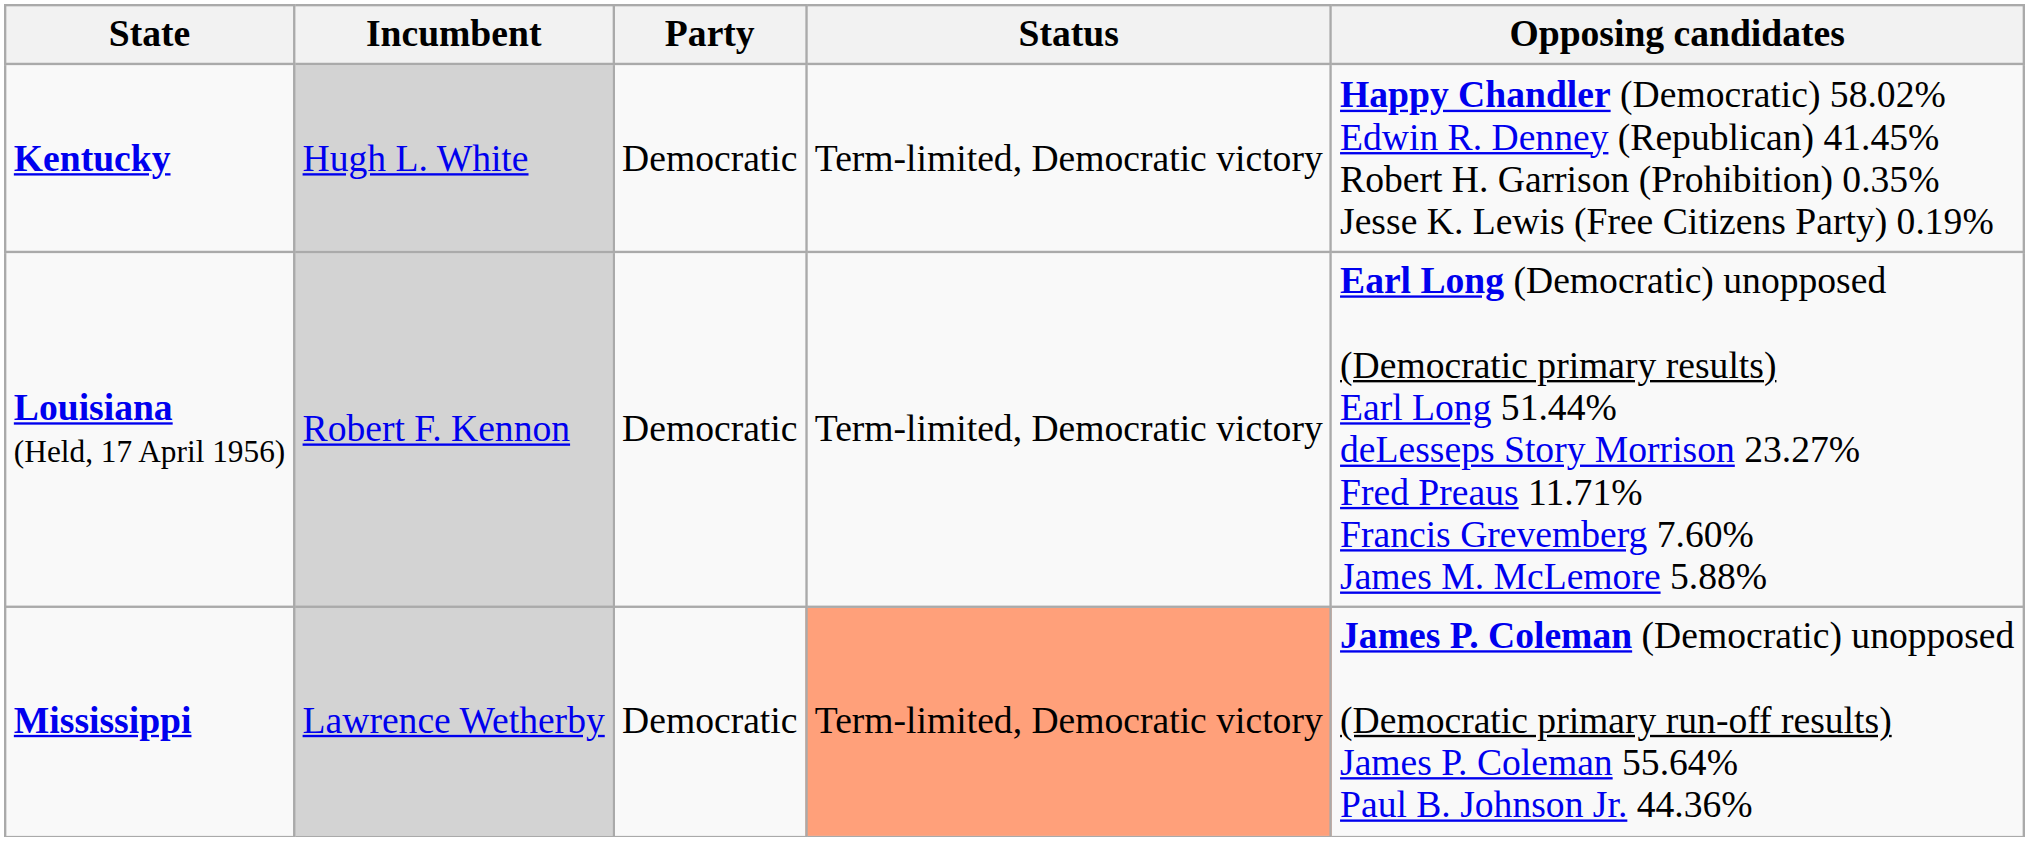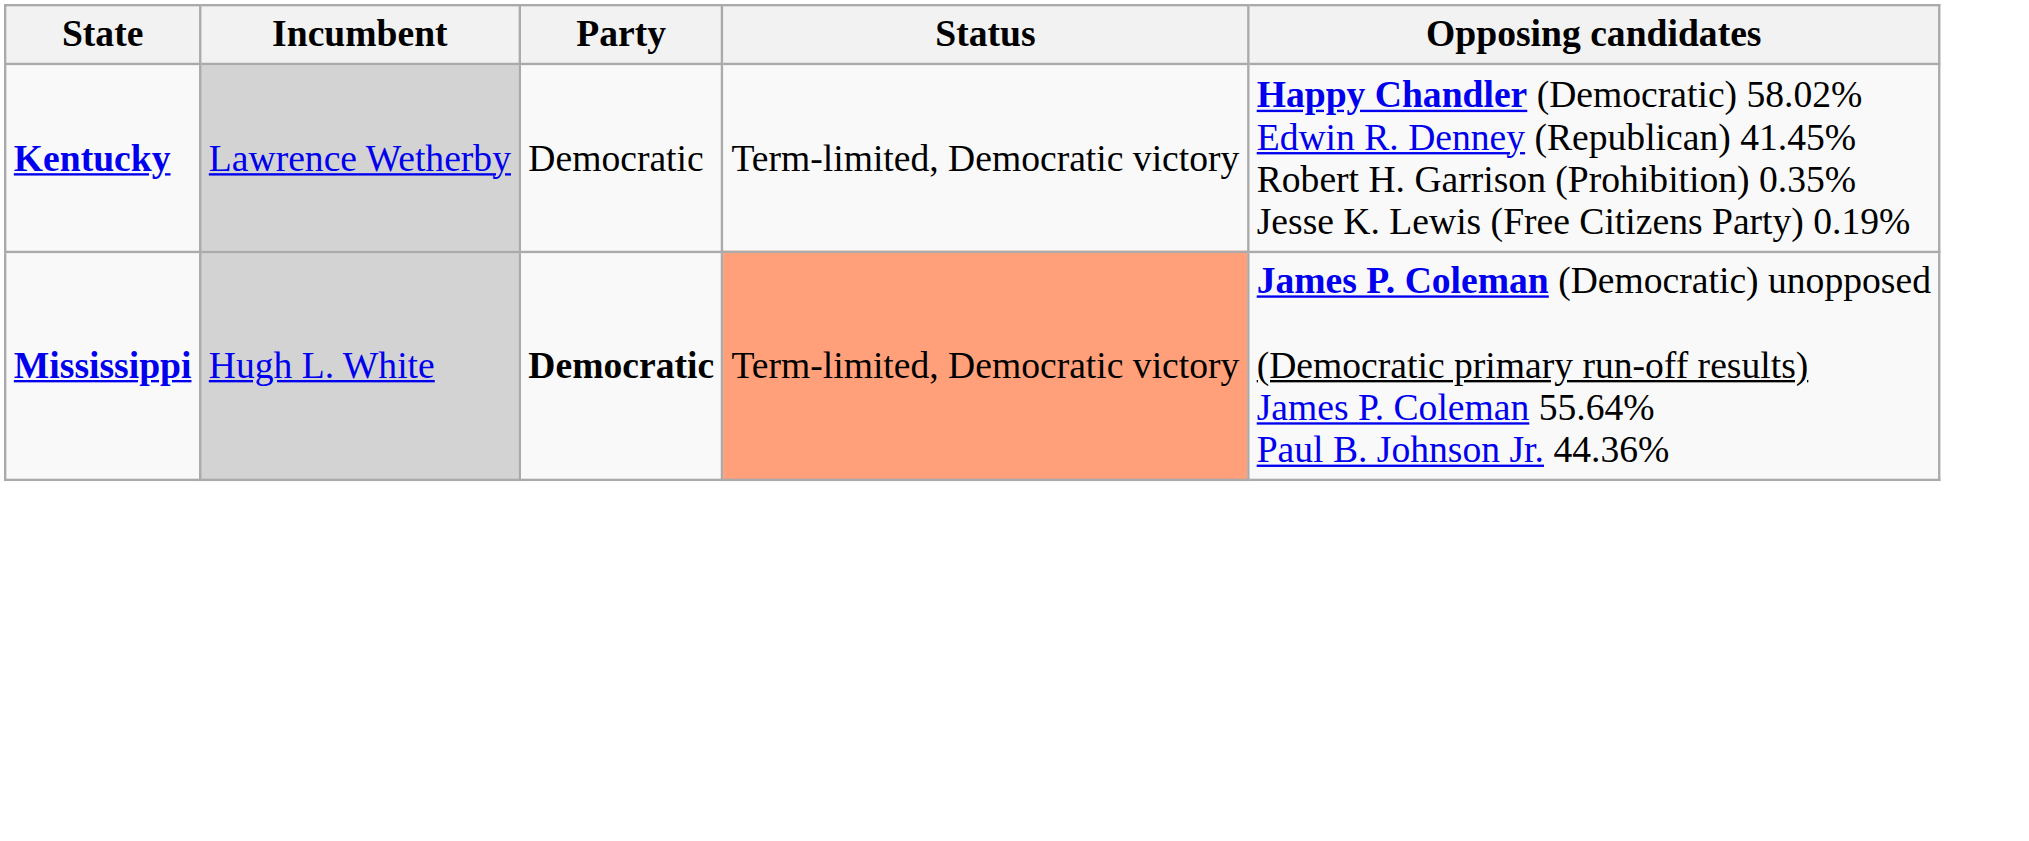(416, 157) Hugh L. White -> (360, 157) Lawrence Wetherby
- row: (150, 428)
(454, 720) Lawrence Wetherby -> (322, 365) Hugh L. White
(710, 720) normal -> (621, 365) bold
